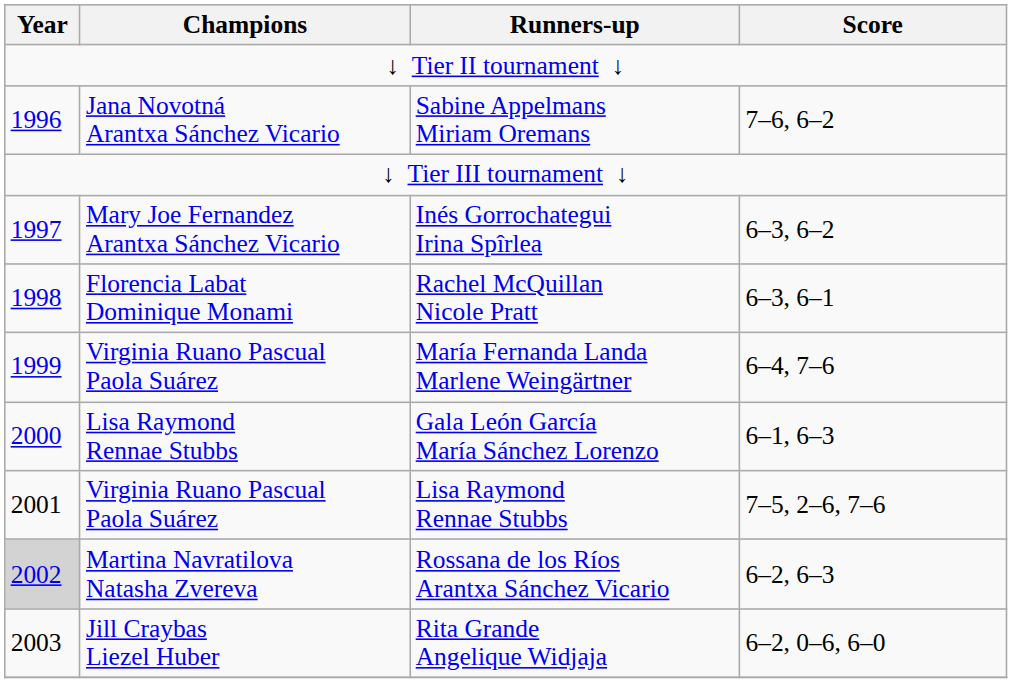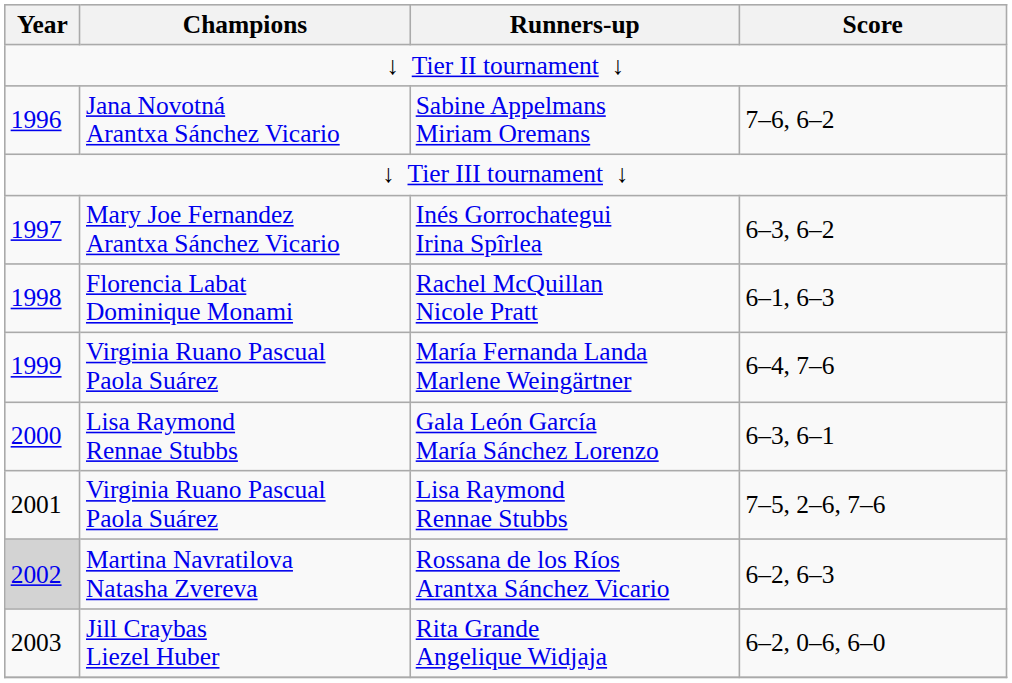(790, 297) 6–3, 6–1 -> (790, 297) 6–1, 6–3
(790, 435) 6–1, 6–3 -> (790, 435) 6–3, 6–1
